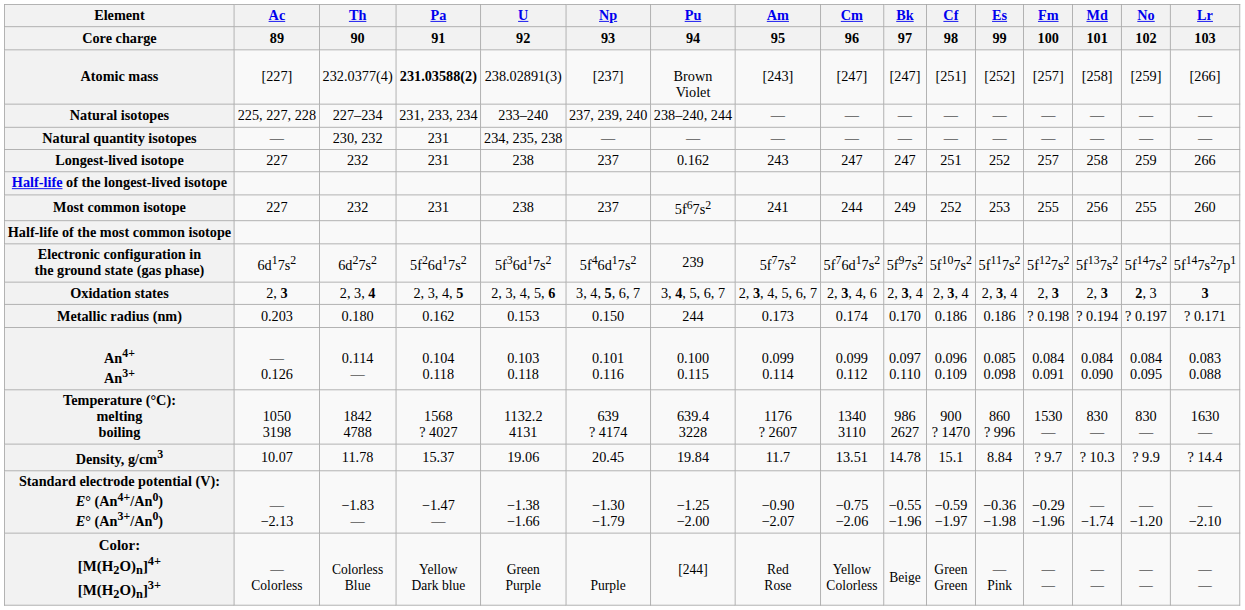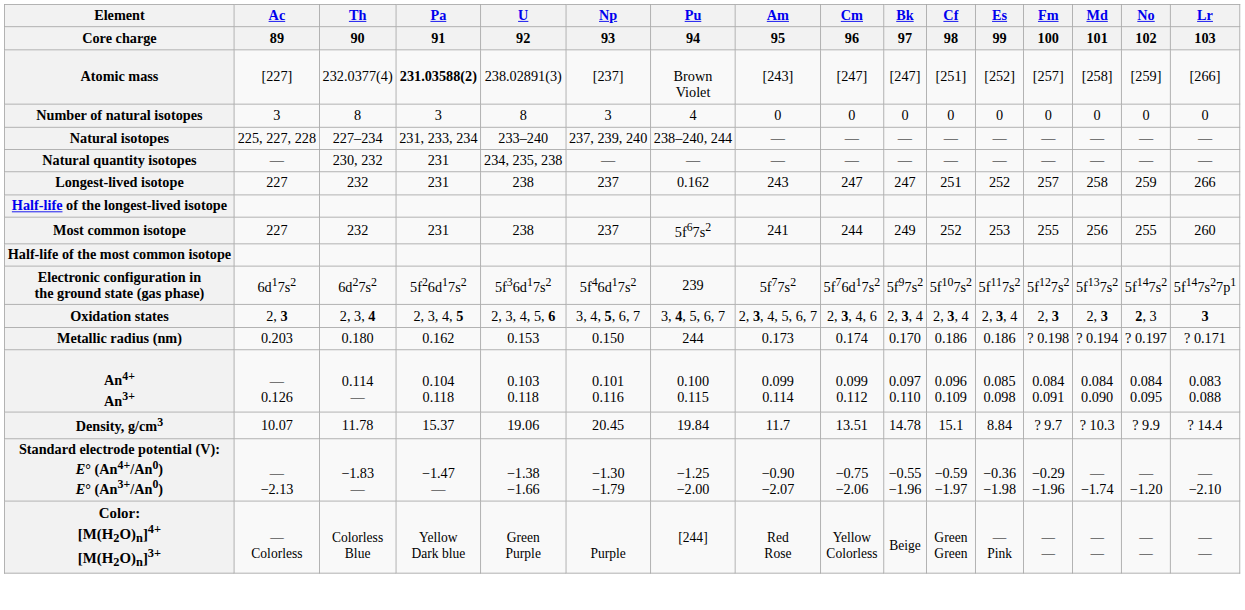+ row: (119, 115)
- row: (119, 417)
